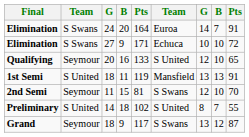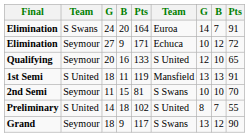(80, 44) S Swans -> (81, 44) Seymour
(219, 44) 10 -> (219, 44) 12
(204, 92) 12 -> (204, 92) 10
(233, 124) 87 -> (233, 124) 90
